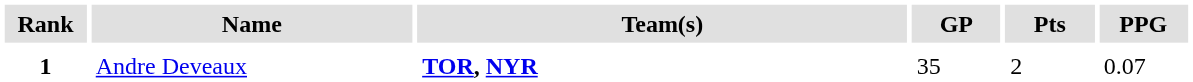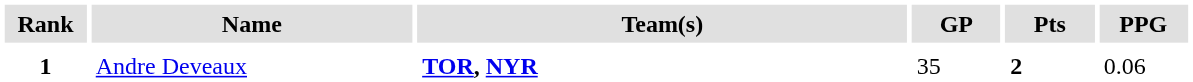(1016, 66) normal -> (1016, 66) bold
(1125, 66) 0.07 -> (1125, 66) 0.06
